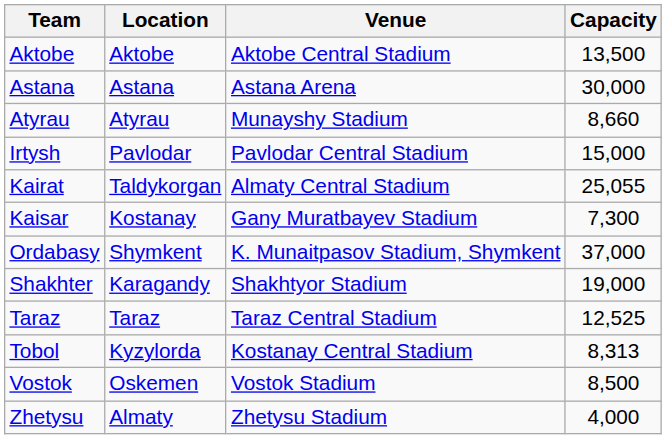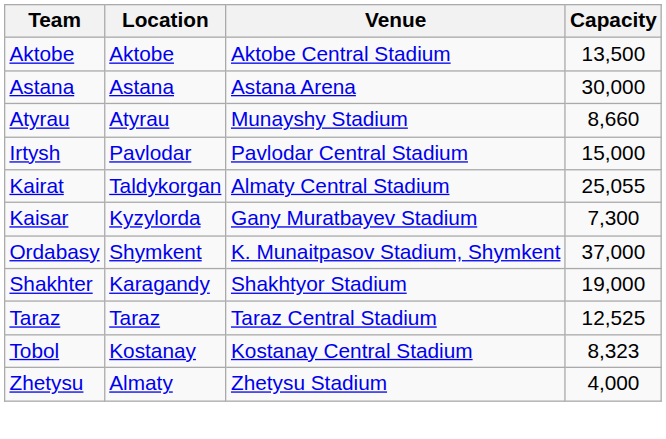(153, 218) Kostanay -> (155, 218) Kyzylorda
(155, 350) Kyzylorda -> (153, 350) Kostanay
(613, 350) 8,313 -> (613, 350) 8,323
- row: (41, 383)
